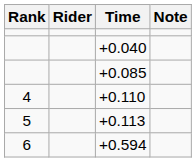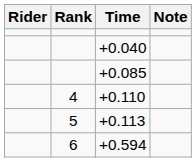columns swapped: (27, 17) <-> (72, 17)
